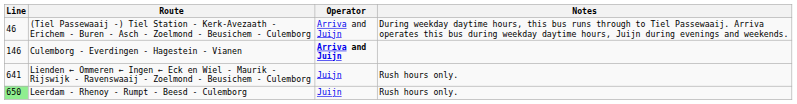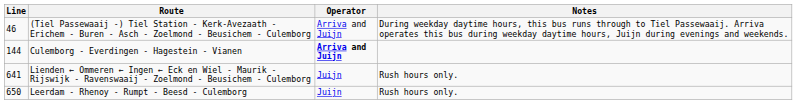(14, 52) 146 -> (14, 52) 144
(14, 93) lightgreen background -> (14, 93) no background
